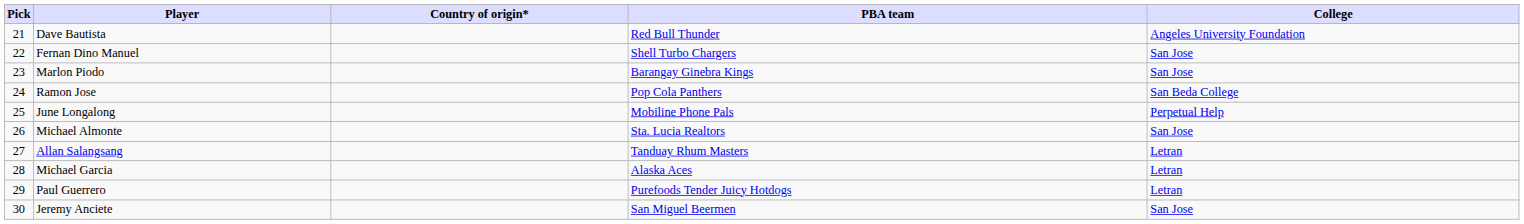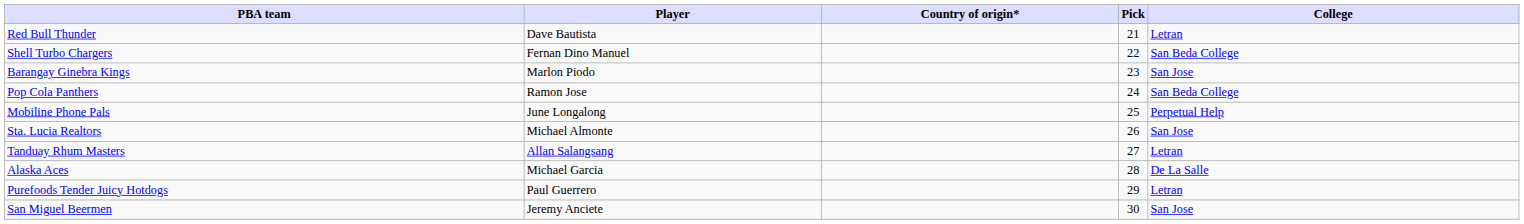columns swapped: (19, 14) <-> (888, 14)
(1228, 33) Angeles University Foundation -> (1167, 33) Letran
(1172, 53) San Jose -> (1195, 53) San Beda College
(1166, 170) Letran -> (1180, 170) De La Salle
